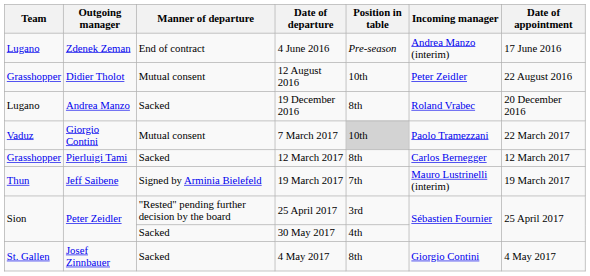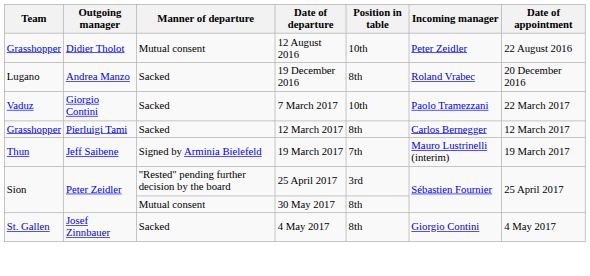- row: (304, 48)
(172, 135) Mutual consent -> (154, 106) Sacked
(358, 135) lightgrey background -> (358, 106) no background
(154, 233) Sacked -> (172, 204) Mutual consent
(355, 233) 4th -> (355, 204) 8th
